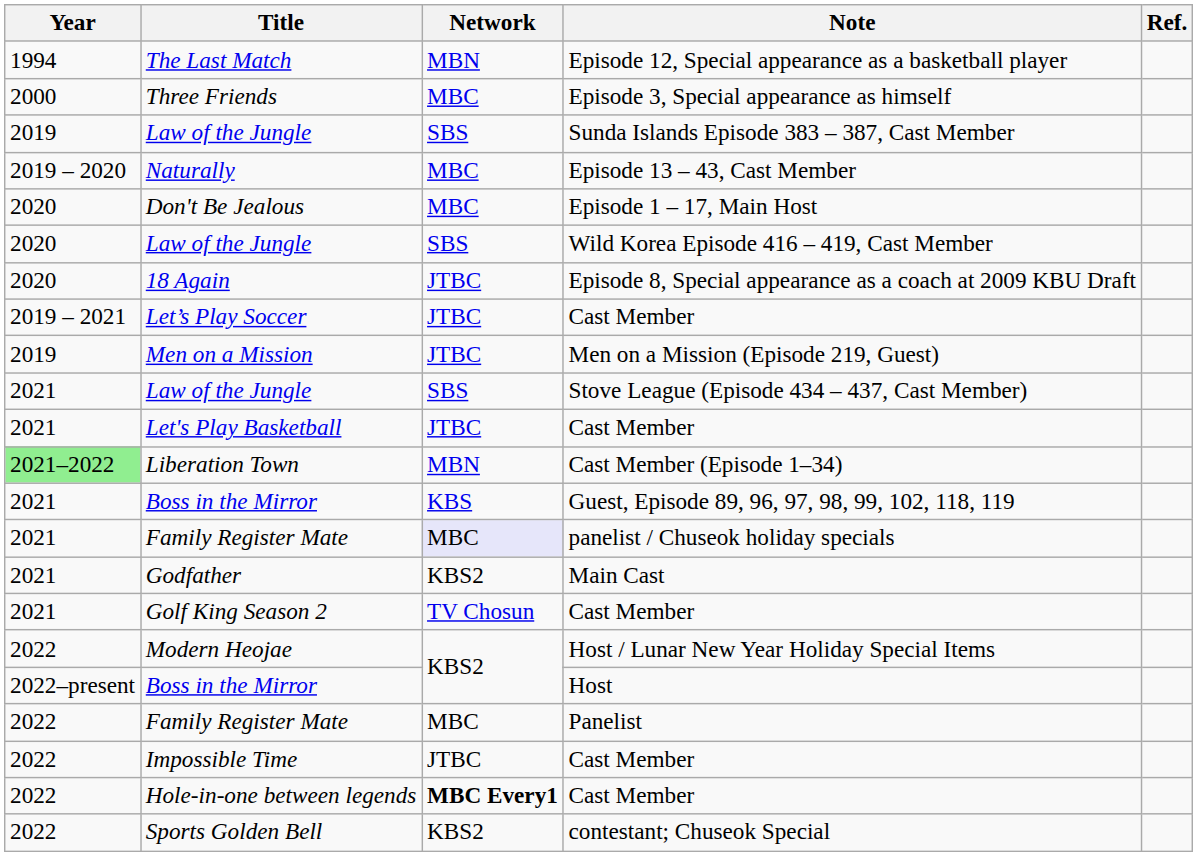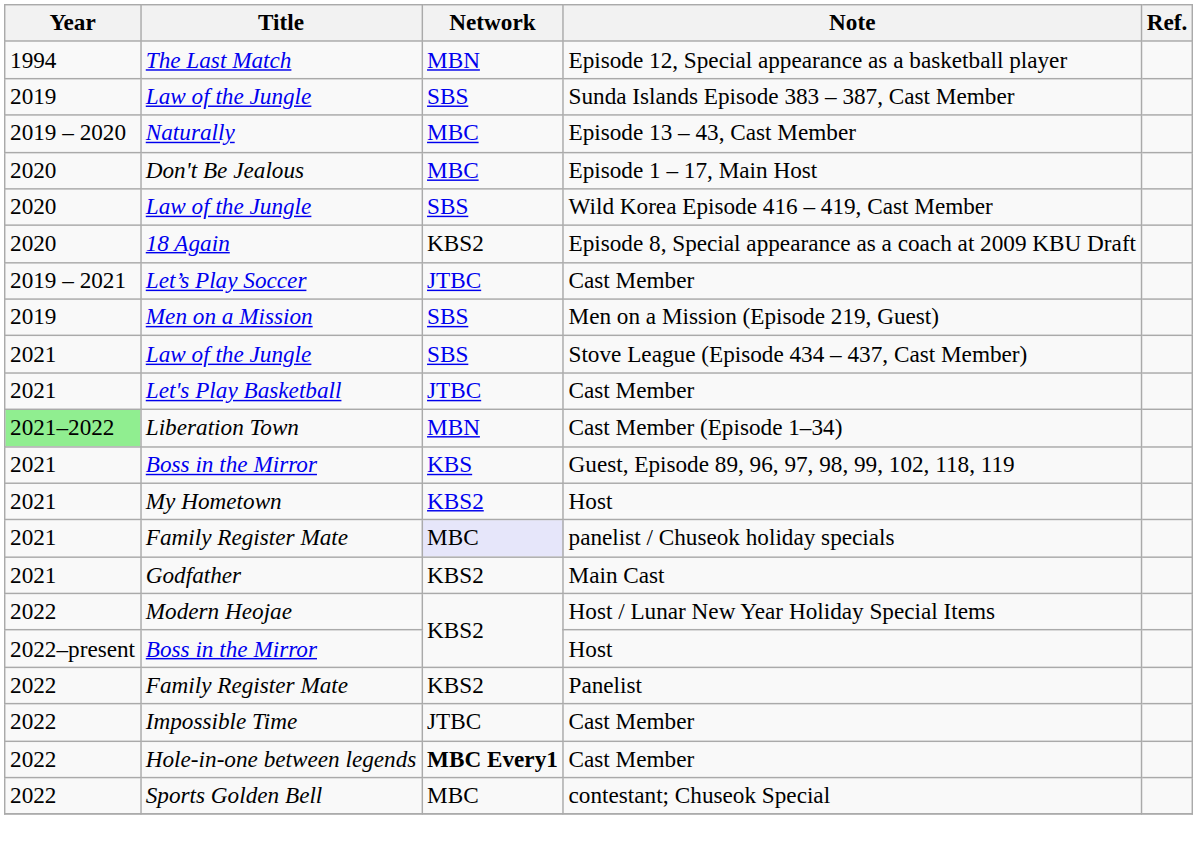- row: (211, 96)
(454, 280) JTBC -> (455, 243) KBS2
(454, 354) JTBC -> (448, 317) SBS
+ row: (214, 501)
- row: (236, 611)
(453, 721) MBC -> (455, 685) KBS2
(455, 832) KBS2 -> (453, 795) MBC
